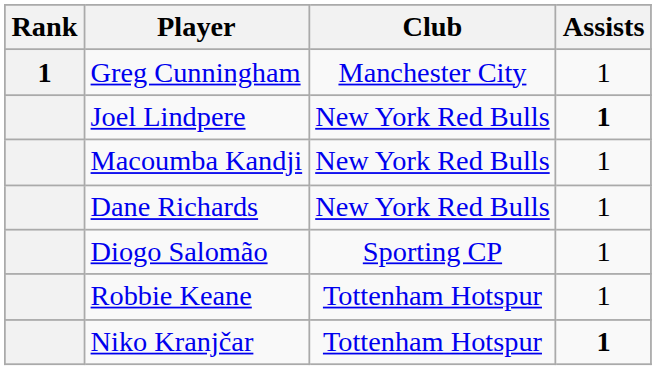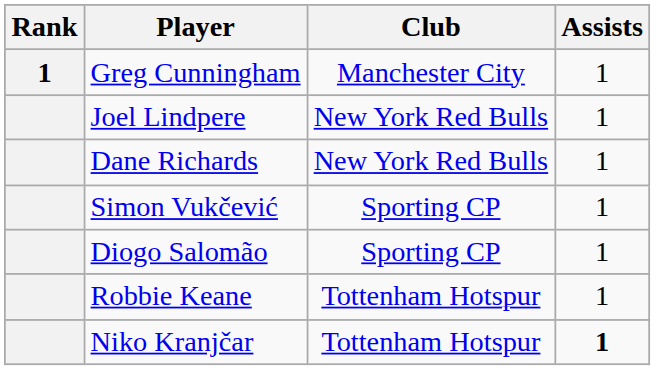(604, 116) bold -> (602, 116) normal
- row: (196, 161)
+ row: (184, 206)
